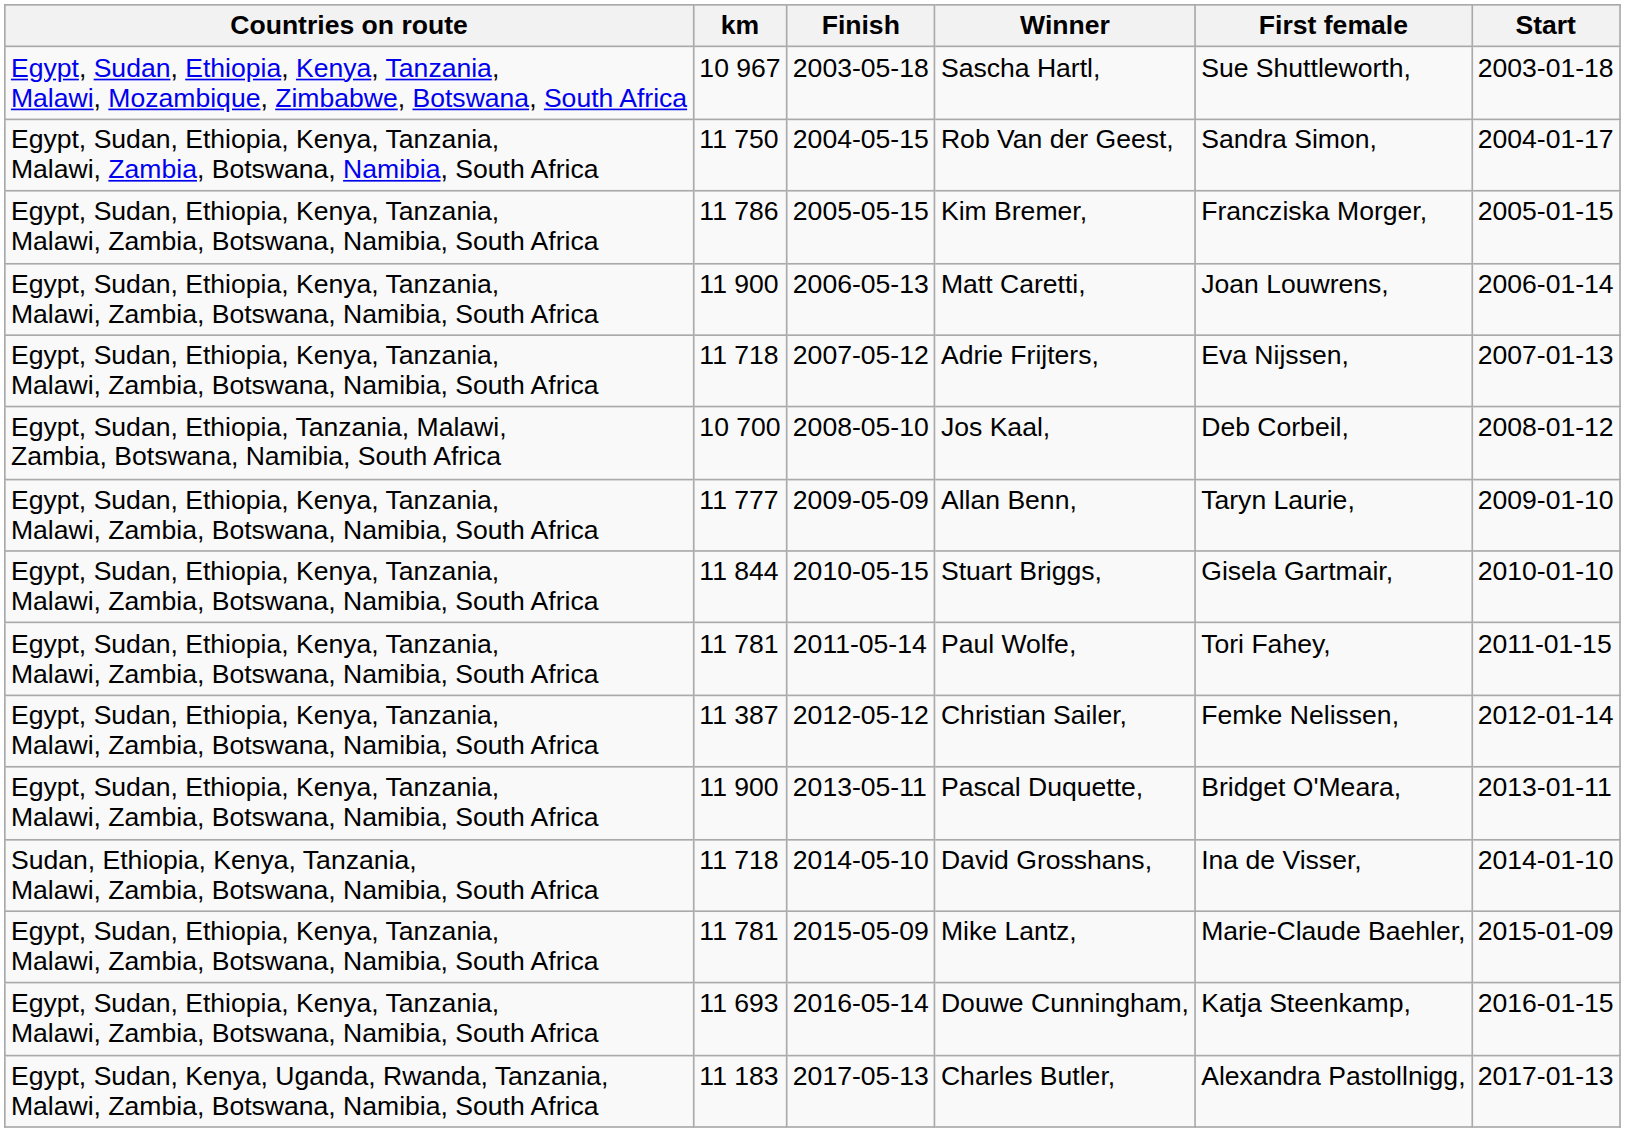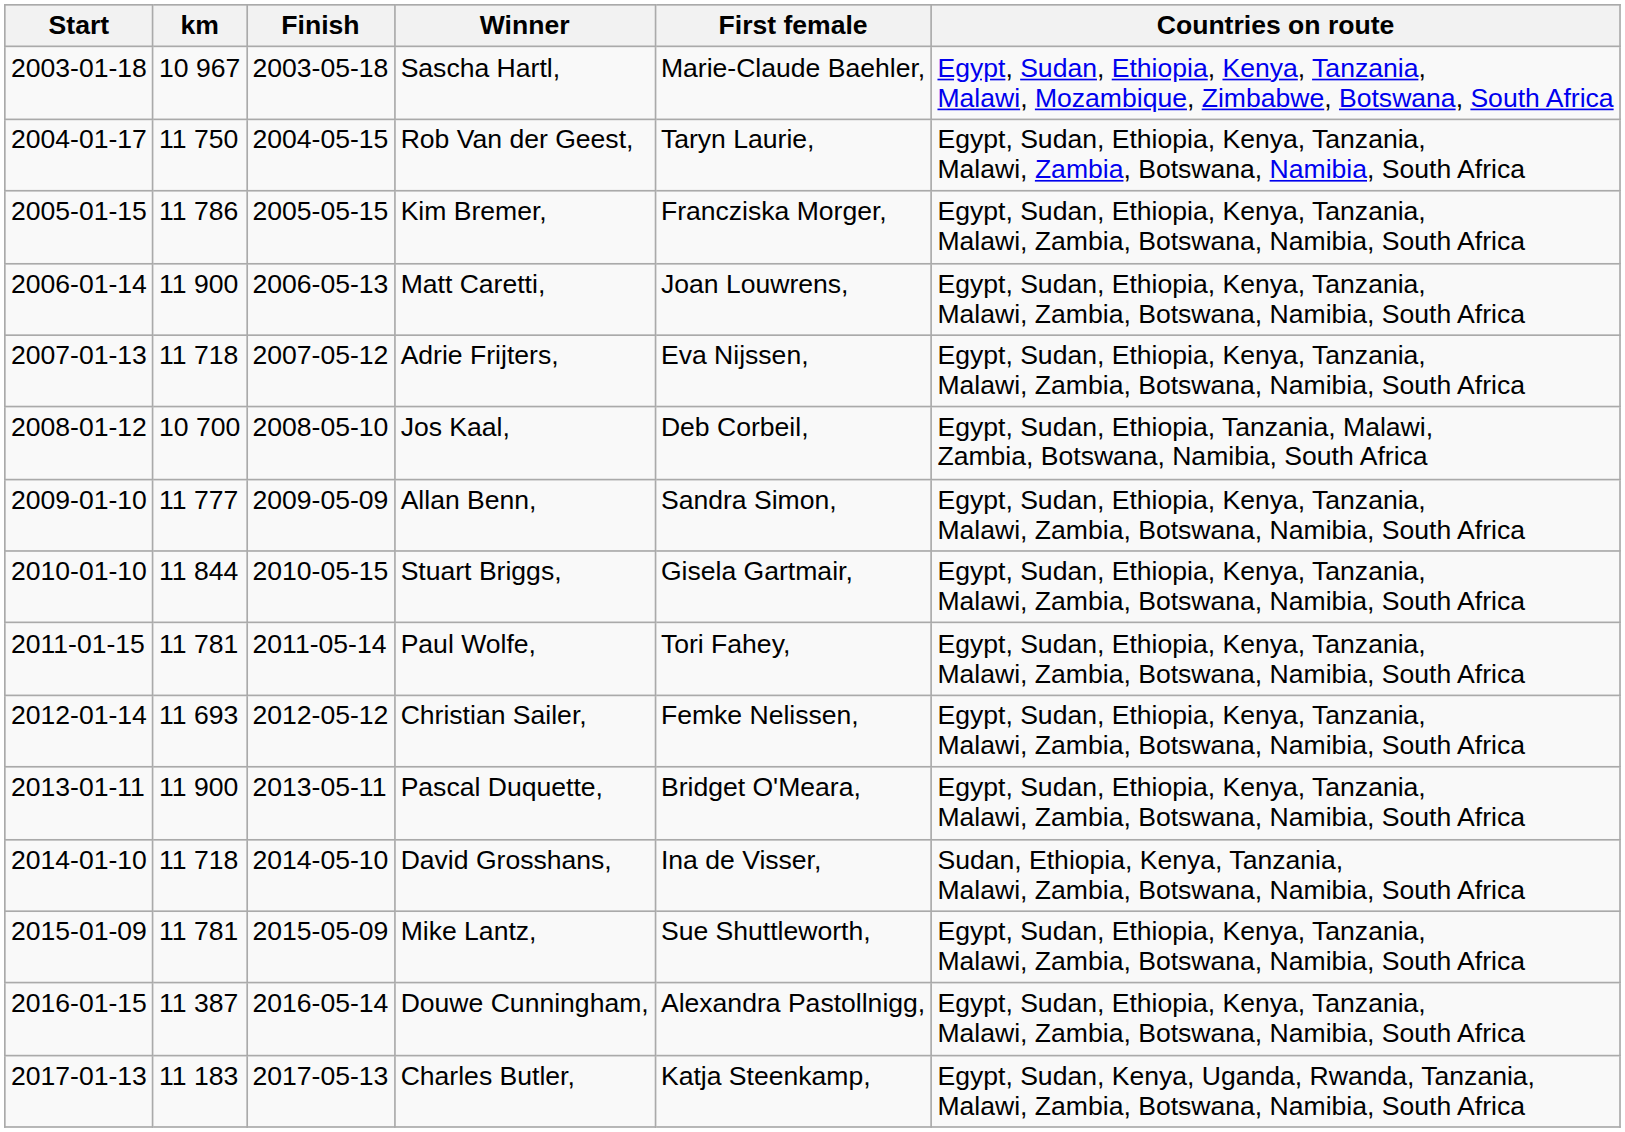columns swapped: (1546, 25) <-> (349, 25)
(1306, 67) Sue Shuttleworth, -> (793, 67) Marie-Claude Baehler,
(1289, 139) Sandra Simon, -> (738, 139) Taryn Laurie,
(1278, 499) Taryn Laurie, -> (749, 499) Sandra Simon,
(739, 715) 11 387 -> (199, 715) 11 693
(1333, 931) Marie-Claude Baehler, -> (766, 931) Sue Shuttleworth,
(739, 1003) 11 693 -> (199, 1003) 11 387
(1306, 1003) Katja Steenkamp, -> (793, 1003) Alexandra Pastollnigg,
(1333, 1075) Alexandra Pastollnigg, -> (766, 1075) Katja Steenkamp,
